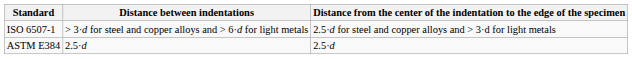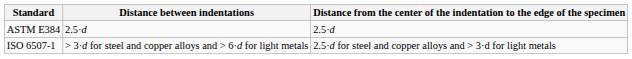rows swapped: (31, 29) <-> (33, 45)
